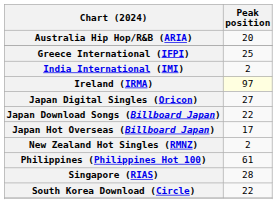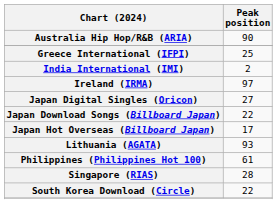(248, 38) 20 -> (248, 38) 90
(248, 84) lightyellow background -> (248, 84) no background
+ row: (114, 145)
- row: (114, 145)
